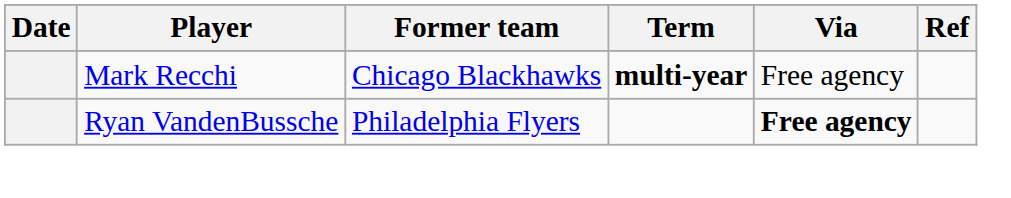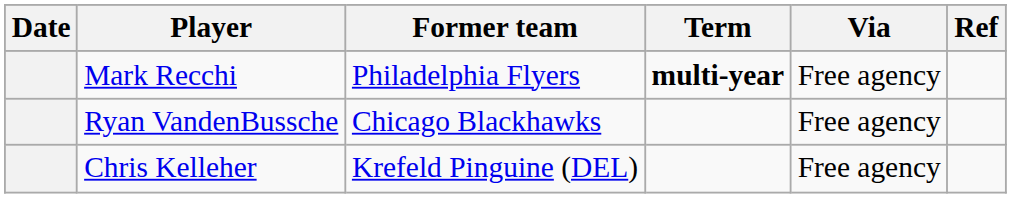(477, 74) Chicago Blackhawks -> (466, 74) Philadelphia Flyers
(466, 121) Philadelphia Flyers -> (477, 121) Chicago Blackhawks
(836, 121) bold -> (869, 121) normal
+ row: (170, 167)
